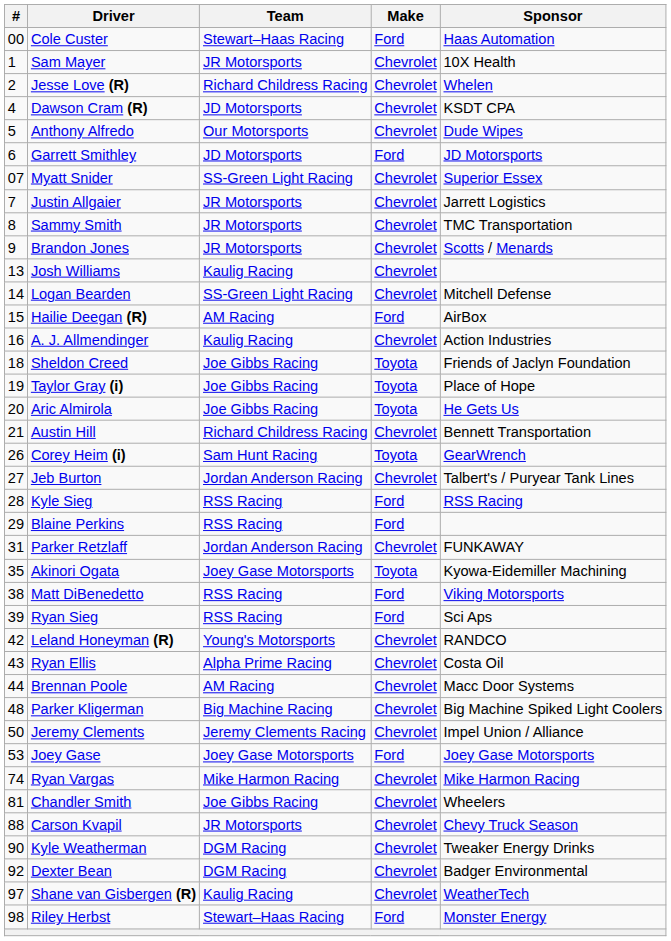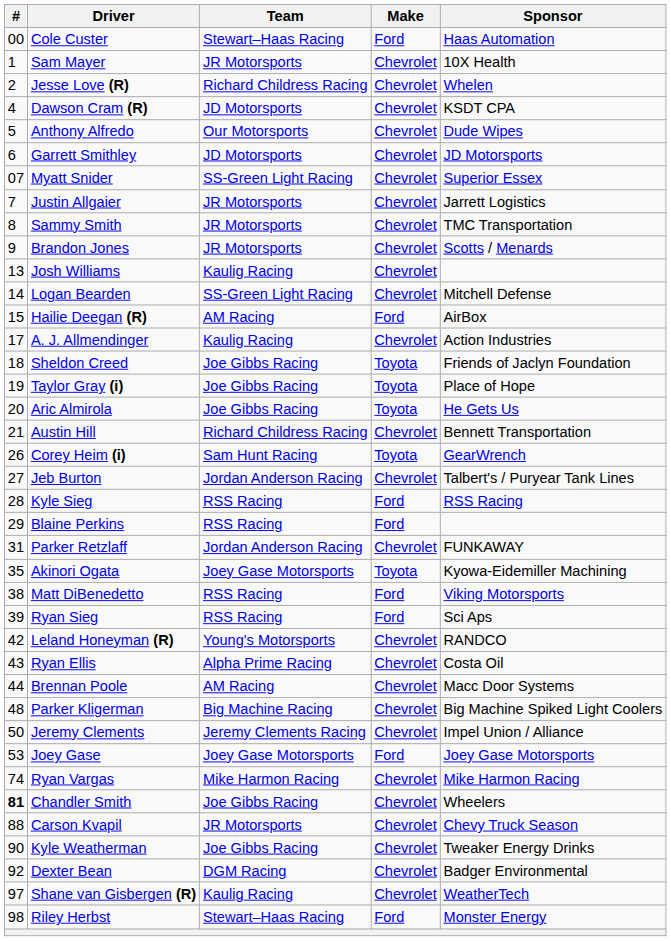(389, 155) Ford -> (406, 155) Chevrolet
(16, 340) 16 -> (16, 340) 17
(16, 802) normal -> (16, 802) bold
(245, 848) DGM Racing -> (261, 848) Joe Gibbs Racing
